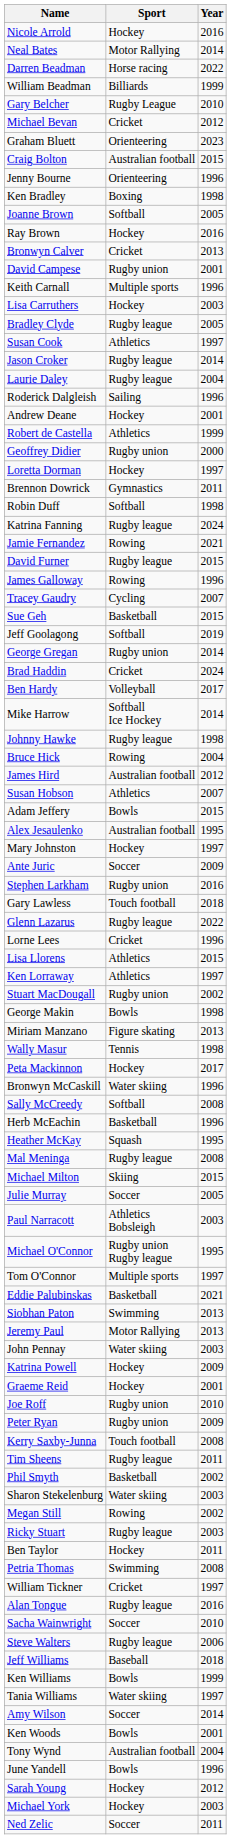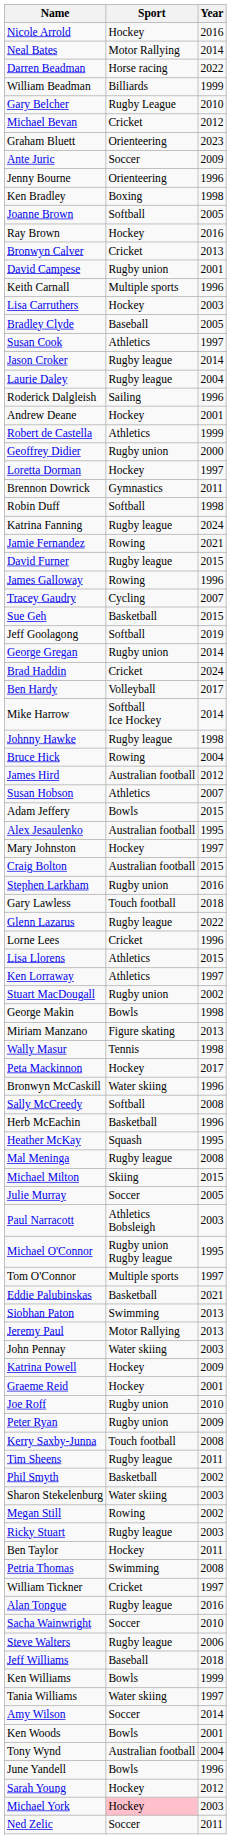rows swapped: (37, 159) <-> (31, 867)
(140, 324) Rugby league -> (128, 324) Baseball
(126, 1806) no background -> (126, 1806) pink background
